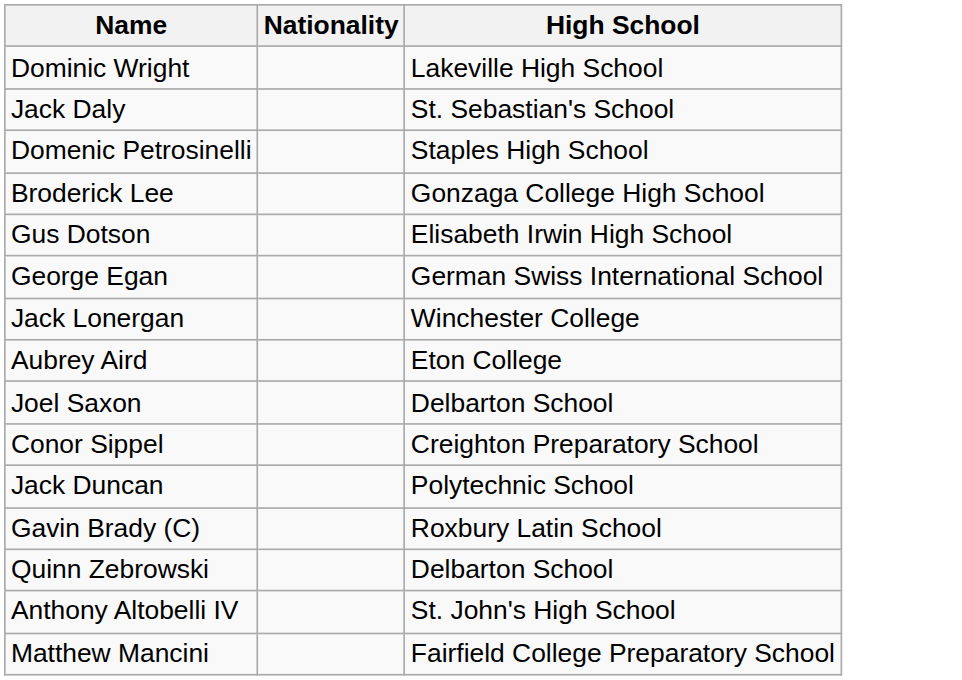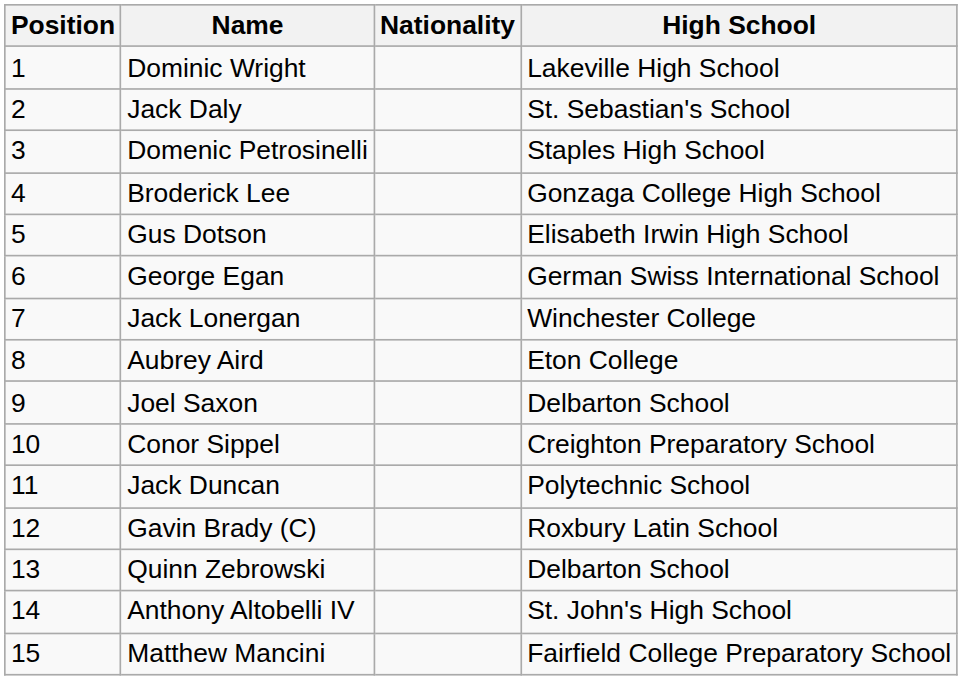+ column: (63, 25)
